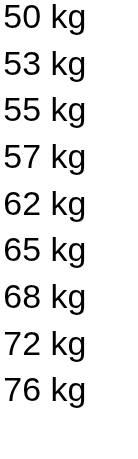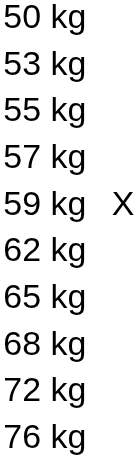+ row: (45, 203)
